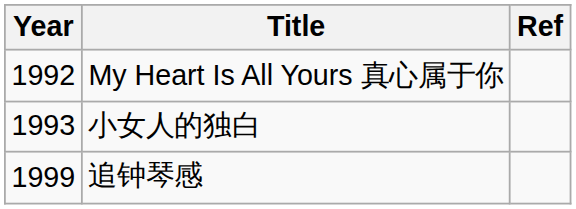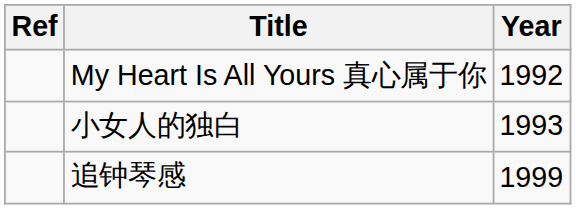columns swapped: (43, 27) <-> (540, 27)
